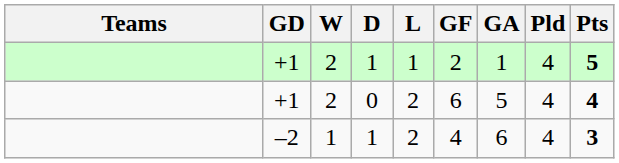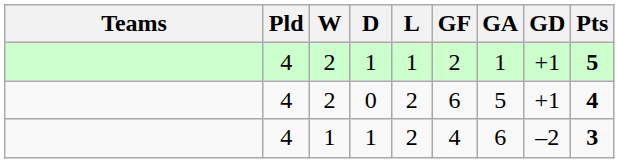columns swapped: (548, 23) <-> (287, 23)
